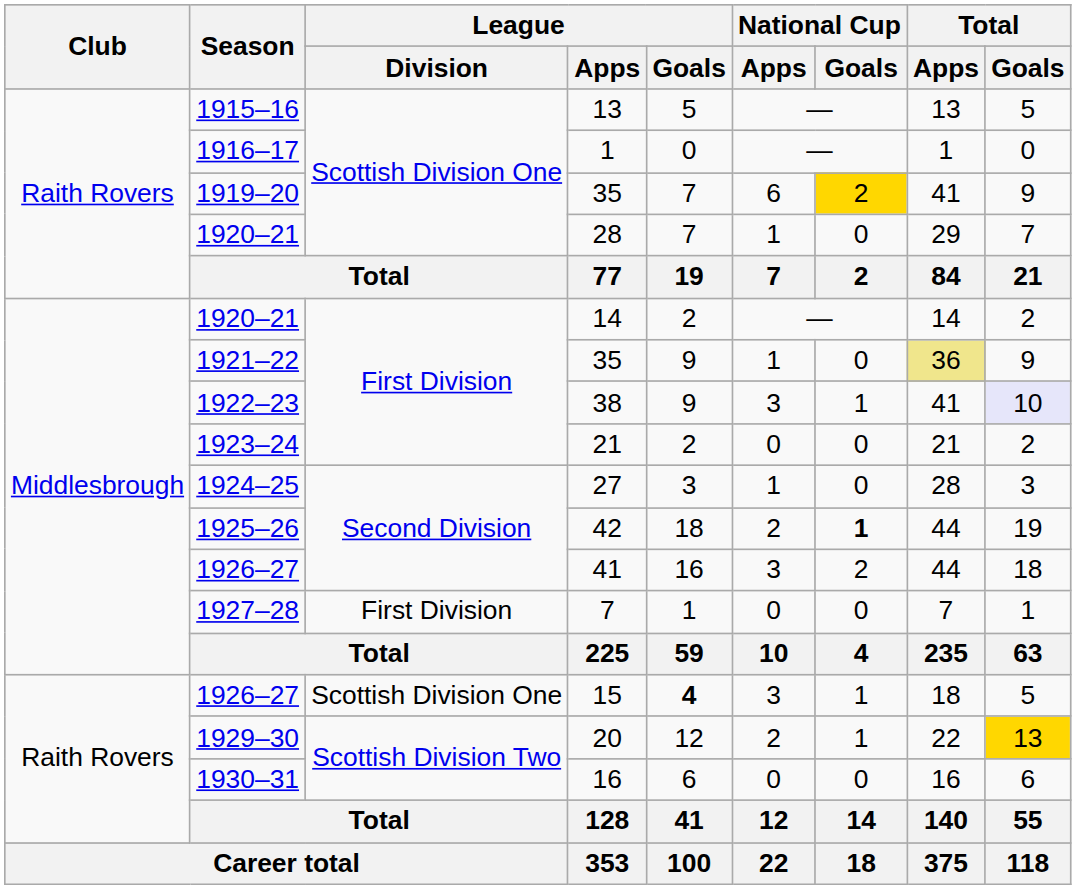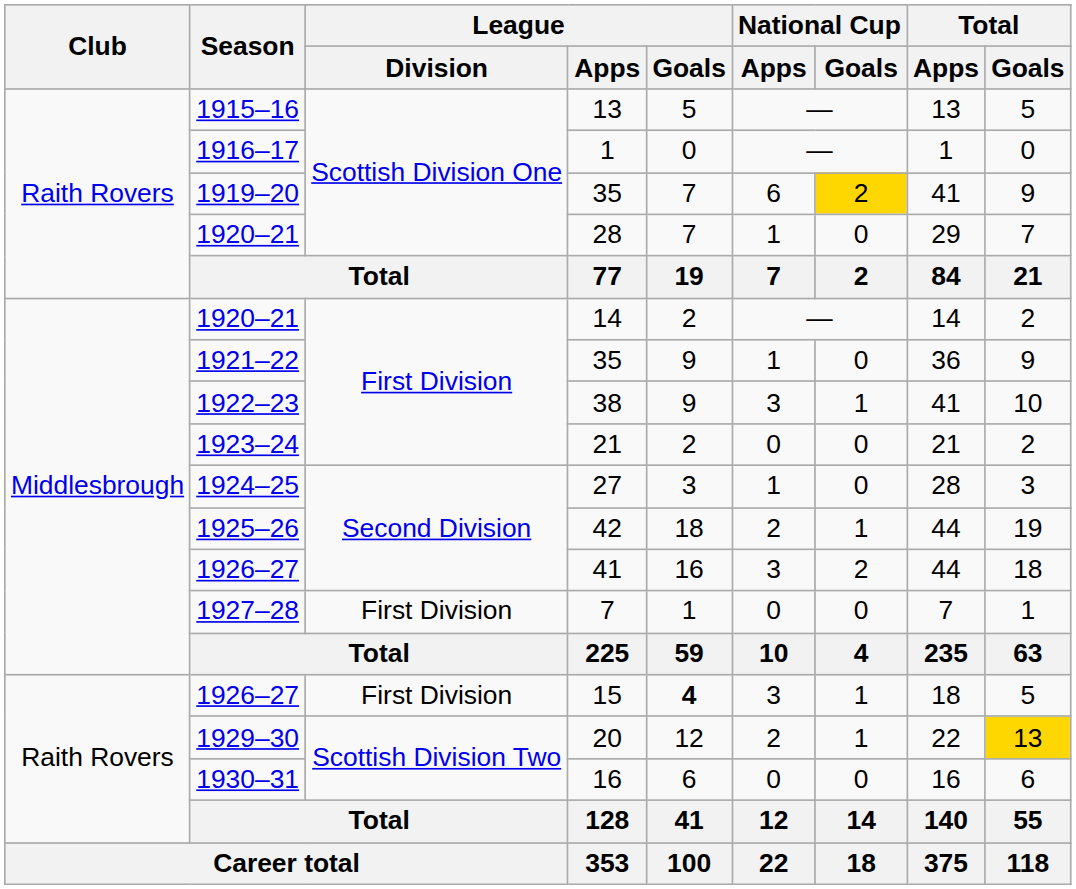(946, 360) khaki background -> (946, 360) no background
(1028, 402) lavender background -> (1028, 402) no background
(861, 527) bold -> (861, 527) normal
(437, 695) Scottish Division One -> (437, 695) First Division
